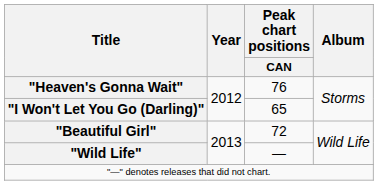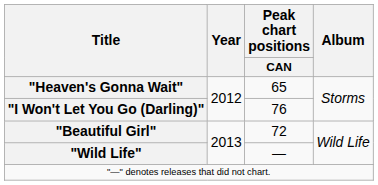(279, 87) 76 -> (279, 87) 65
(279, 109) 65 -> (279, 109) 76
